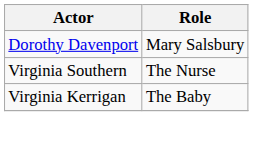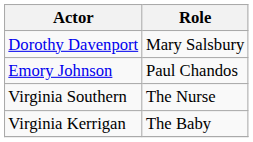+ row: (60, 70)
